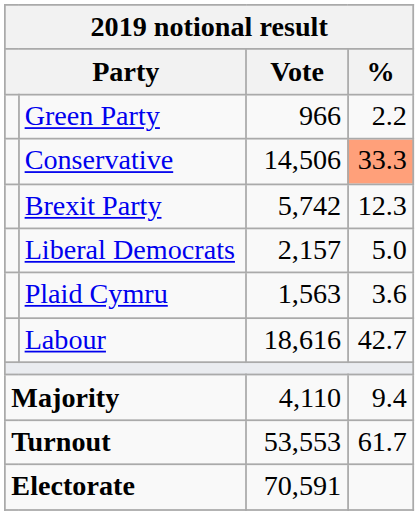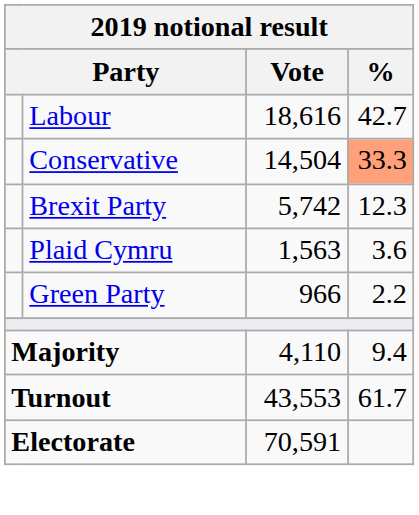rows swapped: (65, 339) <-> (92, 116)
(302, 160) 14,506 -> (302, 160) 14,504
- row: (130, 250)
(302, 441) 53,553 -> (302, 397) 43,553
